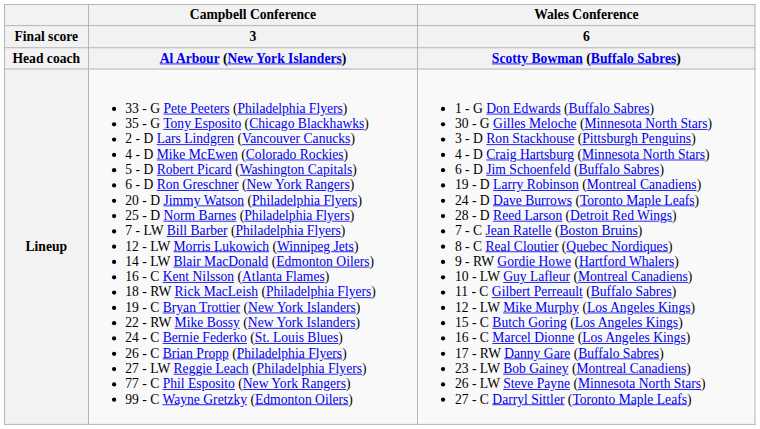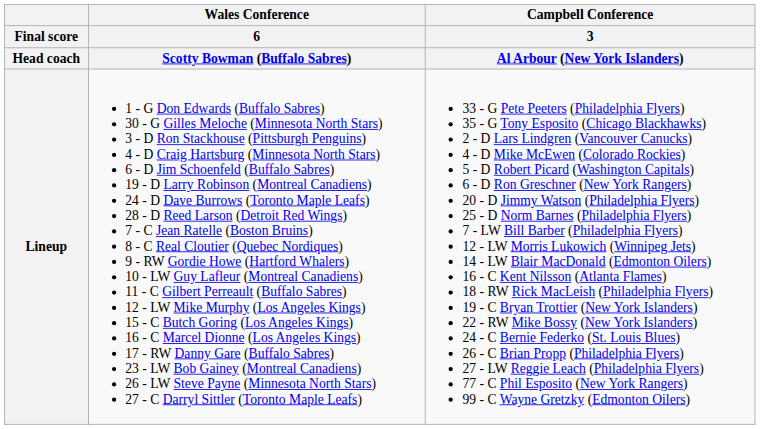columns swapped: (253, 58) <-> (586, 58)
